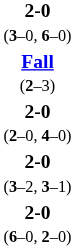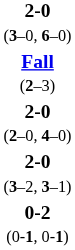- row: (38, 224)
+ row: (38, 224)
